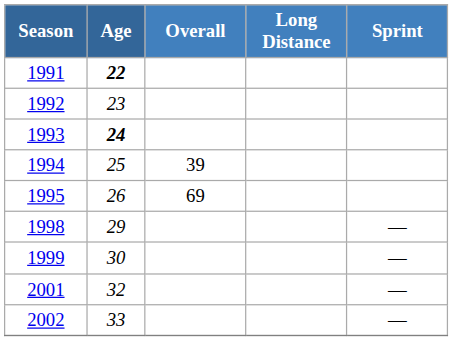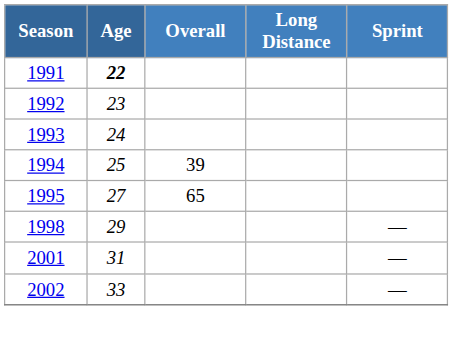(116, 134) bold -> (116, 134) normal
(116, 196) 26 -> (116, 196) 27
(195, 196) 69 -> (195, 196) 65
- row: (46, 258)
(116, 288) 32 -> (116, 258) 31
